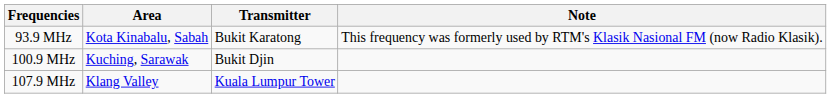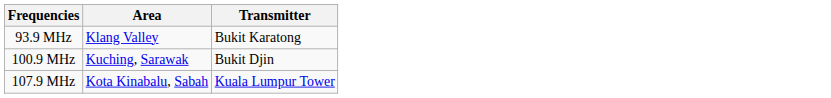- column: (582, 15)
(147, 37) Kota Kinabalu, Sabah -> (122, 37) Klang Valley
(122, 81) Klang Valley -> (147, 81) Kota Kinabalu, Sabah
